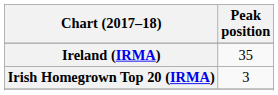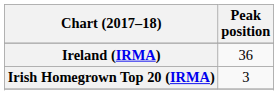(246, 54) 35 -> (246, 54) 36
